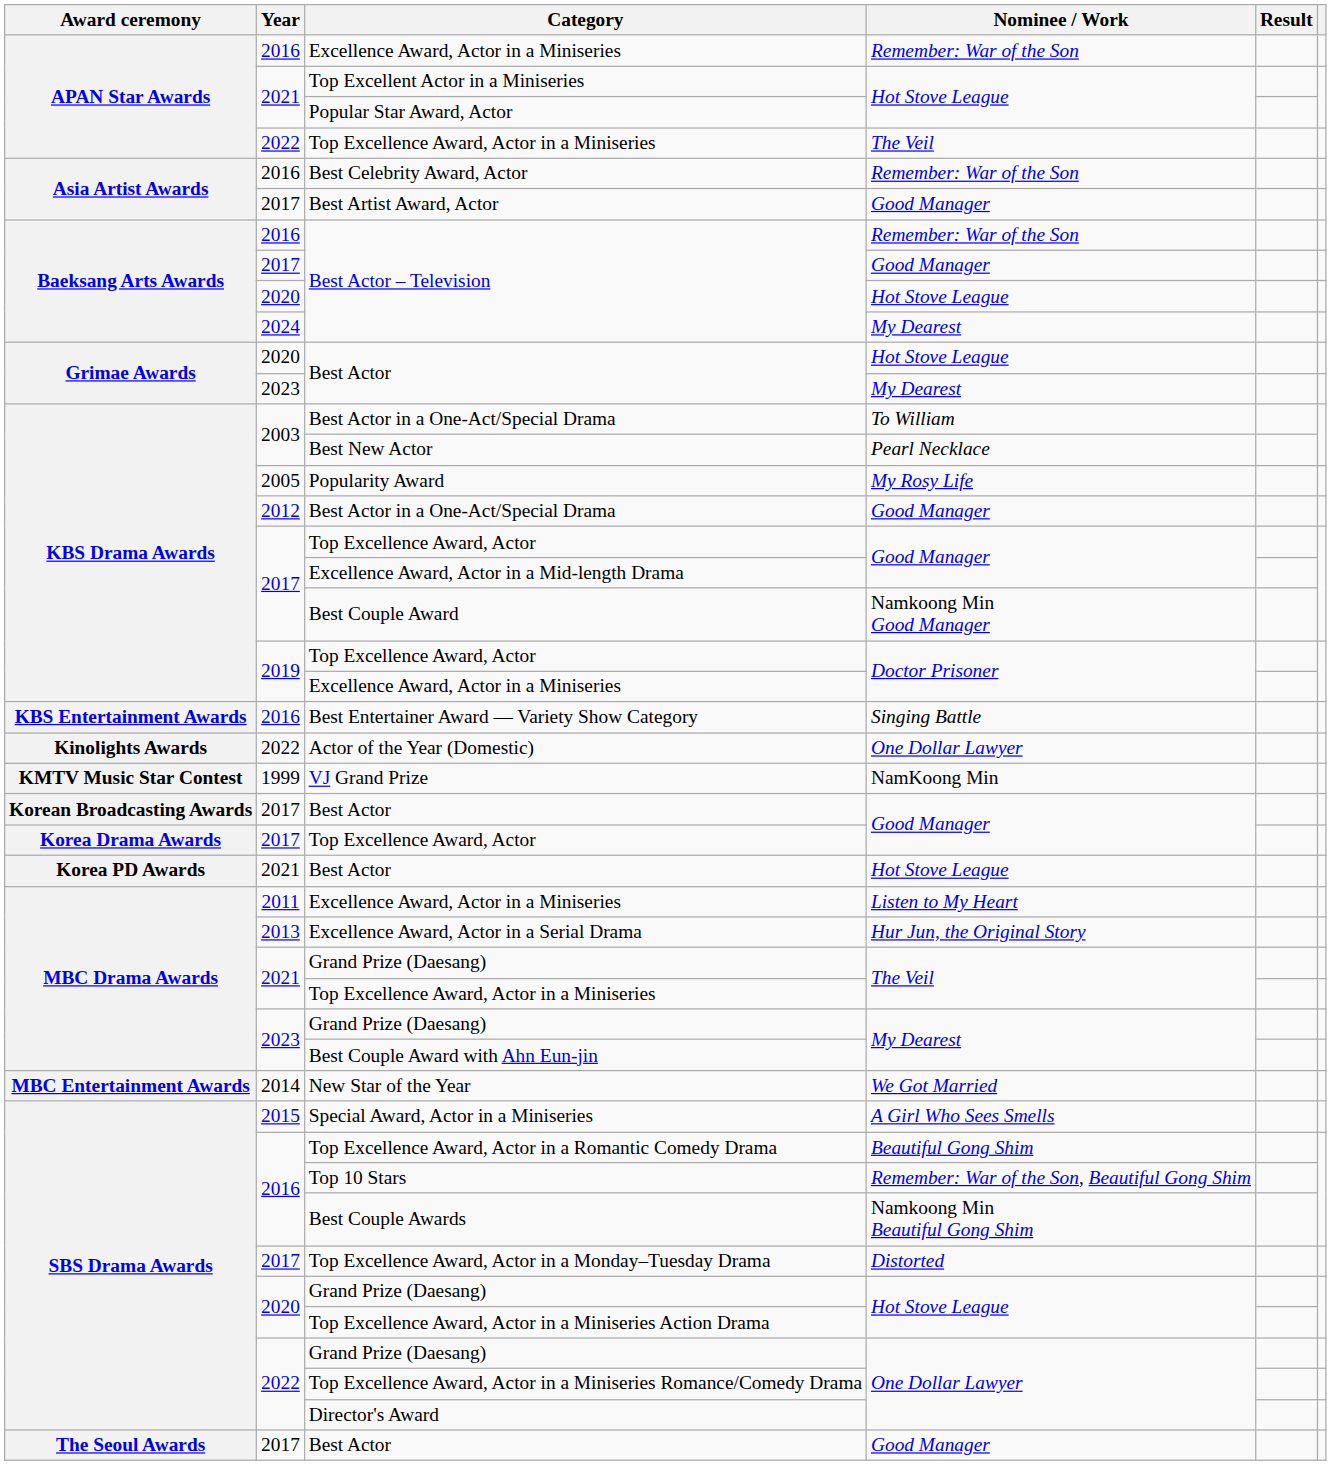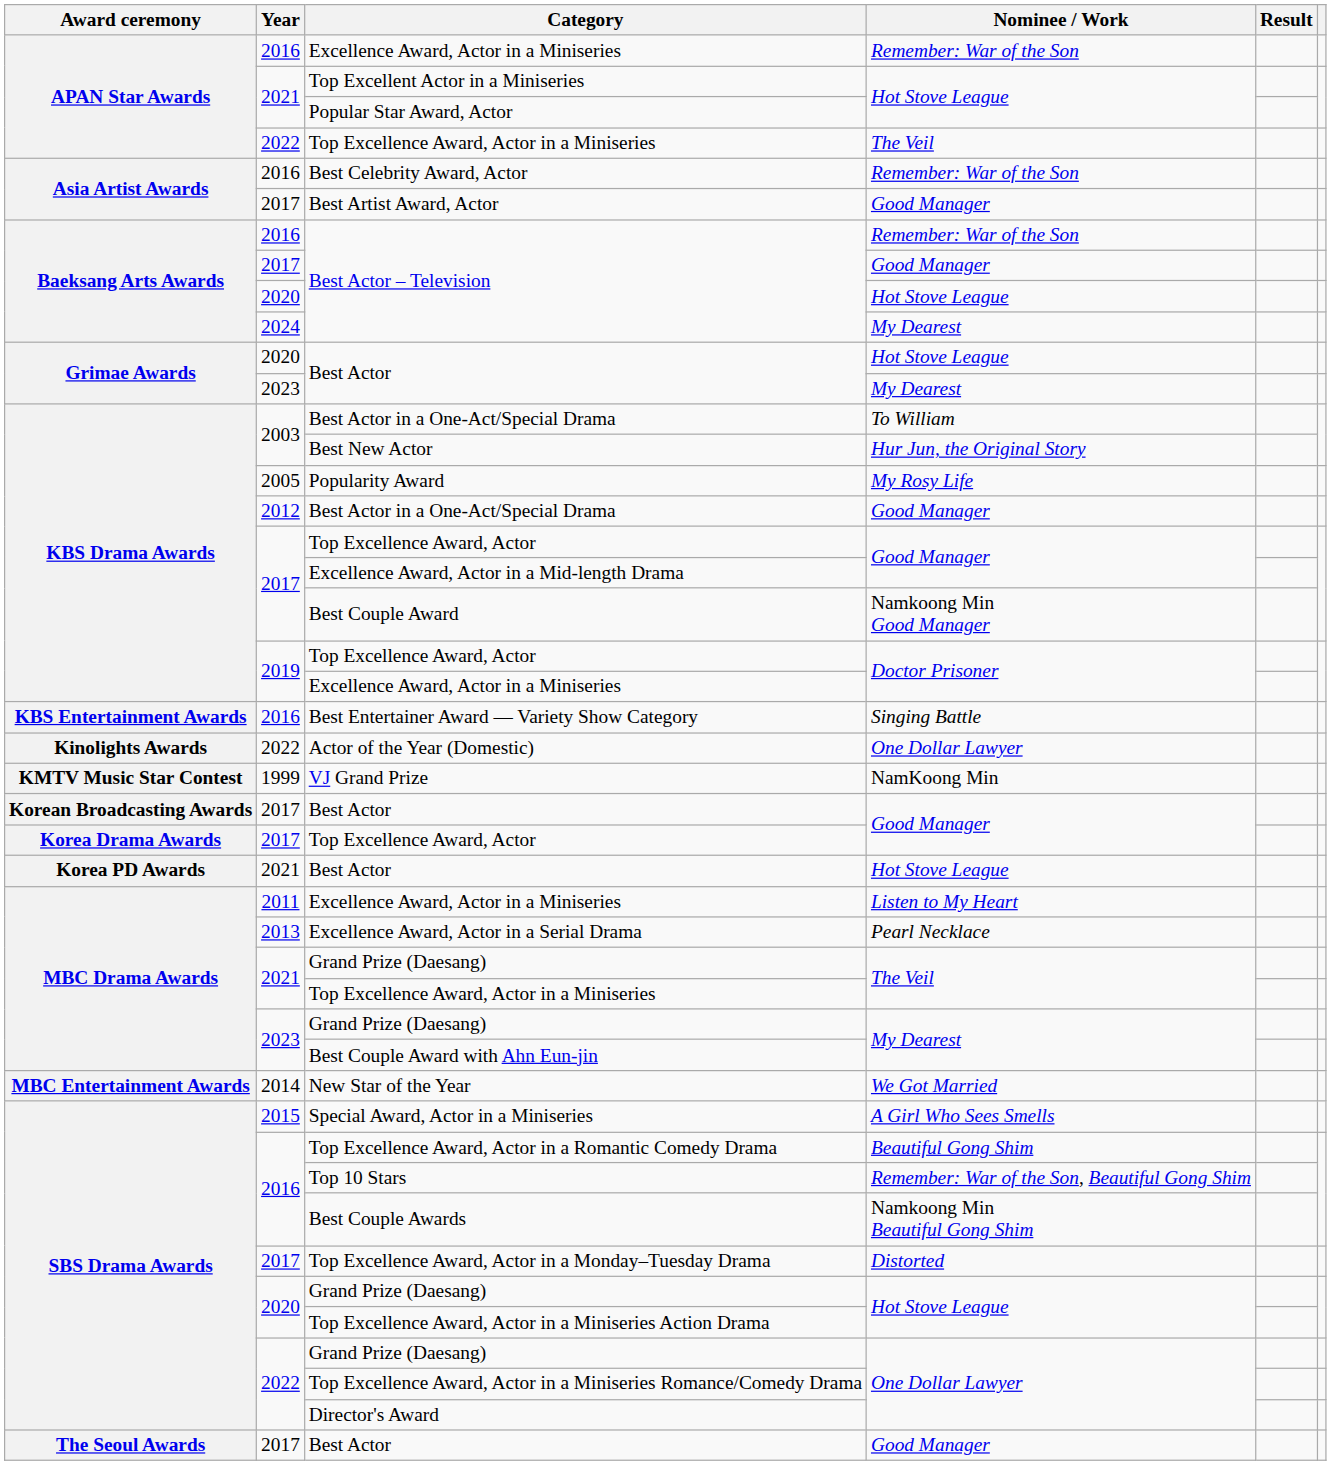(930, 449) Pearl Necklace -> (978, 449) Hur Jun, the Original Story
(978, 932) Hur Jun, the Original Story -> (930, 932) Pearl Necklace
